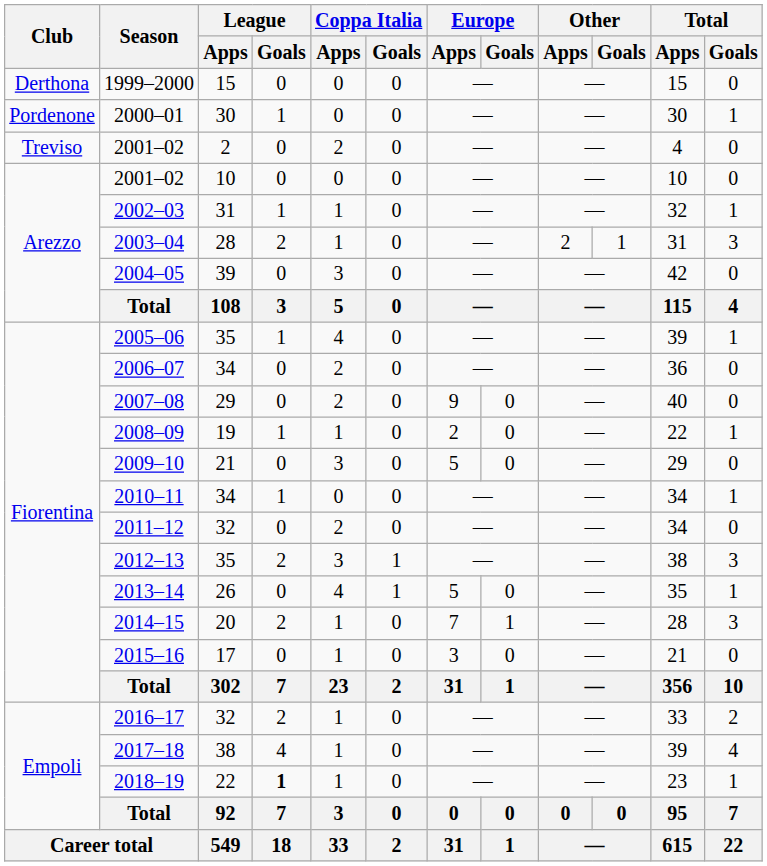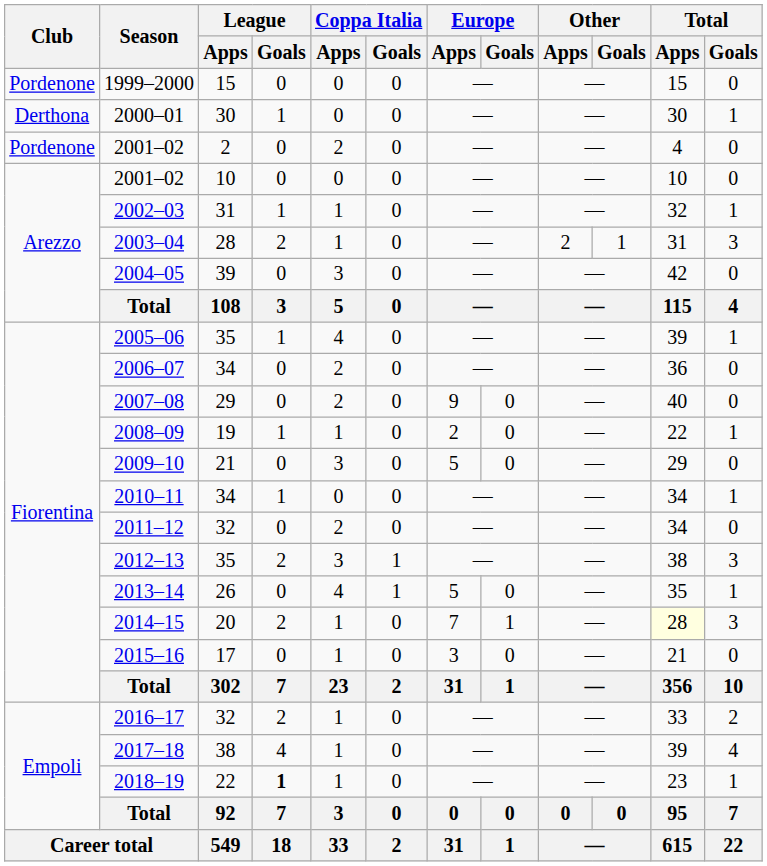(52, 83) Derthona -> (52, 83) Pordenone
(52, 115) Pordenone -> (52, 115) Derthona
(52, 147) Treviso -> (52, 147) Pordenone
(677, 623) no background -> (677, 623) lightyellow background
